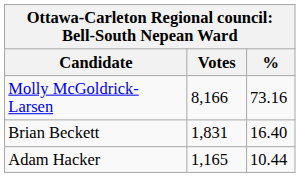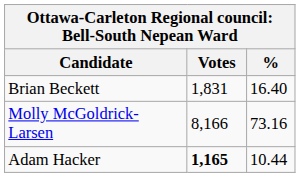rows swapped: (74, 97) <-> (54, 133)
(210, 159) normal -> (210, 159) bold
